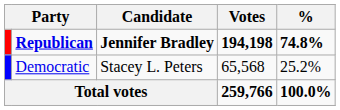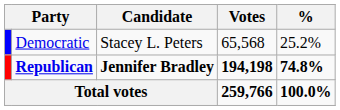rows swapped: (54, 42) <-> (52, 67)
